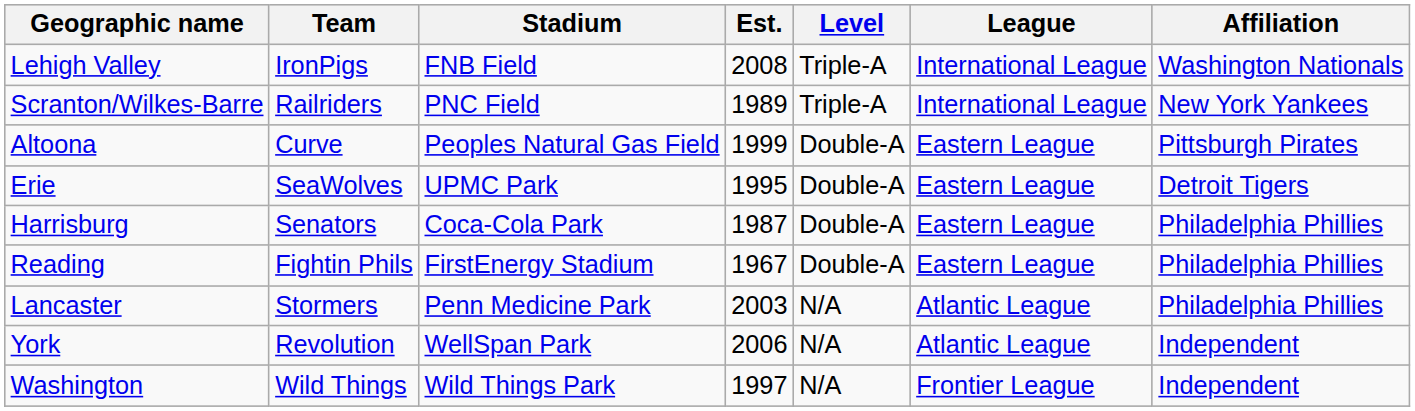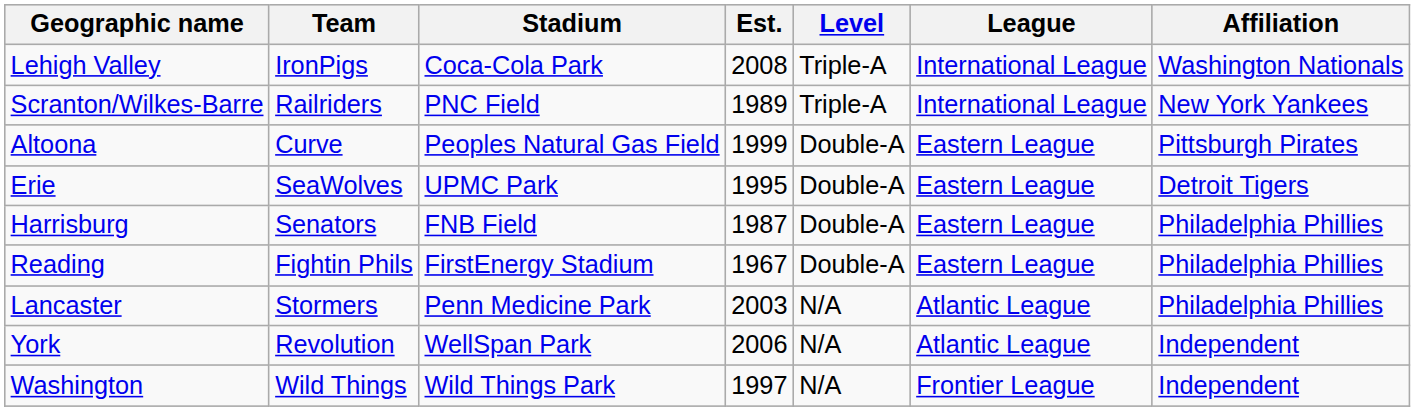(481, 64) FNB Field -> (514, 64) Coca-Cola Park
(514, 225) Coca-Cola Park -> (481, 225) FNB Field
